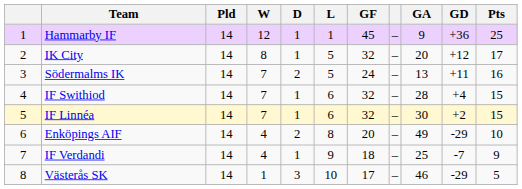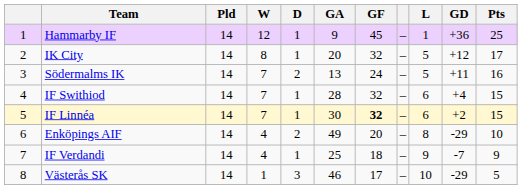columns swapped: (331, 14) <-> (422, 14)
(368, 114) normal -> (376, 114) bold
